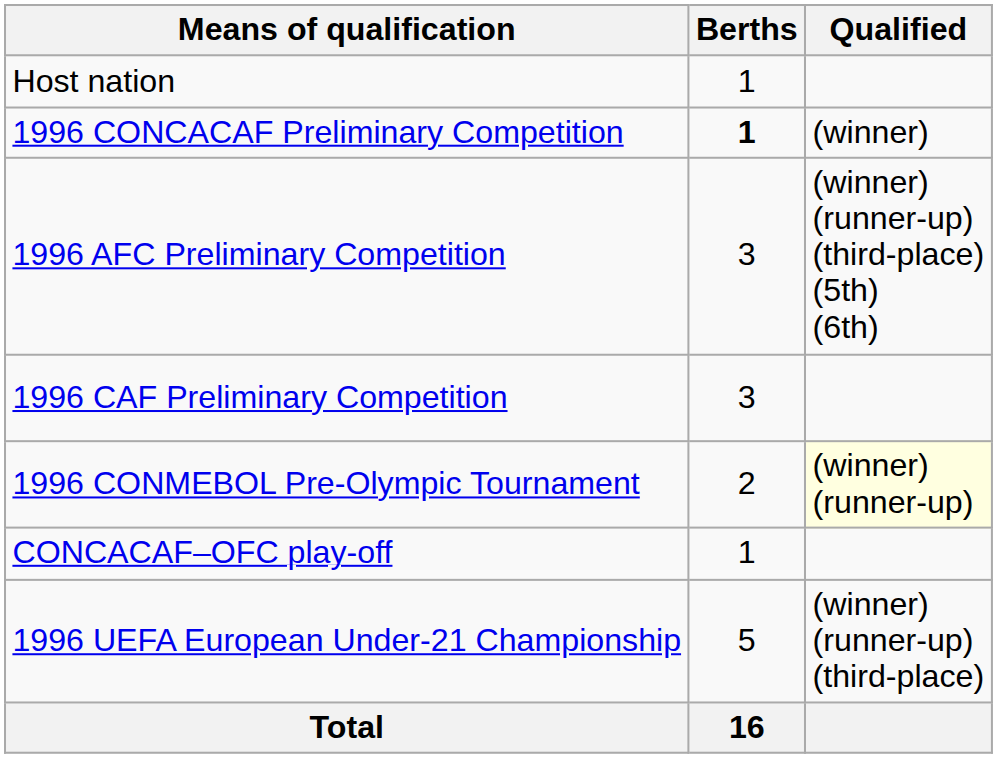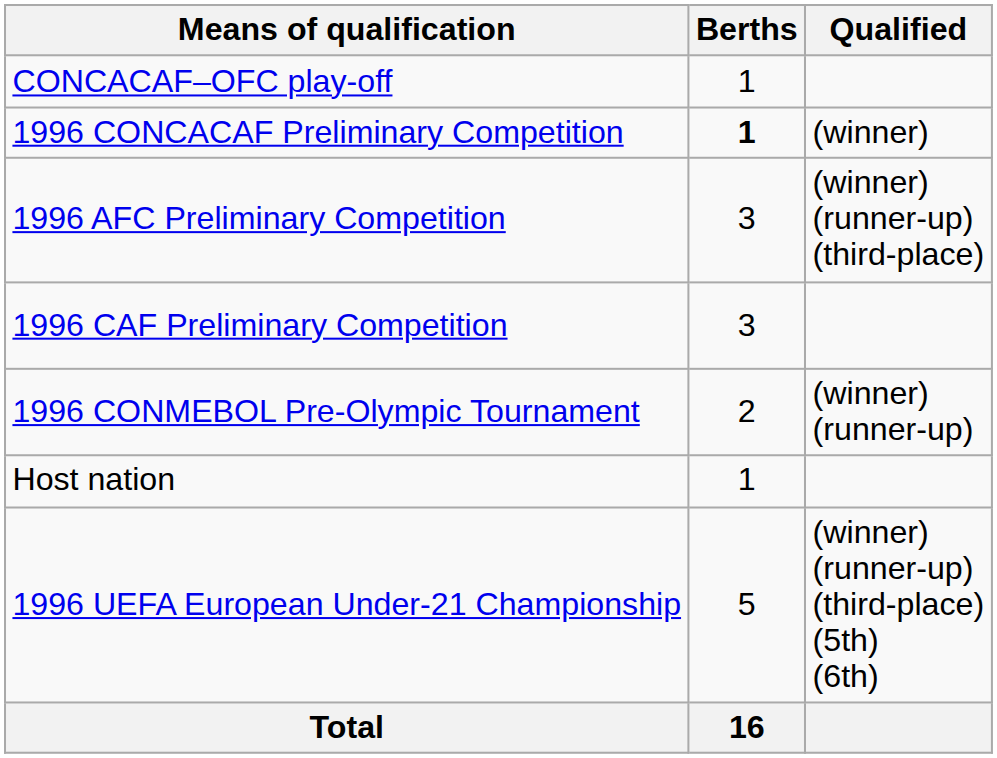rows swapped: (94, 81) <-> (202, 553)
(898, 255) (winner) (runner-up) (third-place) (5th) (6th) -> (898, 219) (winner) (runner-up) (third-place)
(893, 484) lightyellow background -> (893, 411) no background
(898, 640) (winner) (runner-up) (third-place) -> (898, 604) (winner) (runner-up) (third-place) (5th) (6th)
